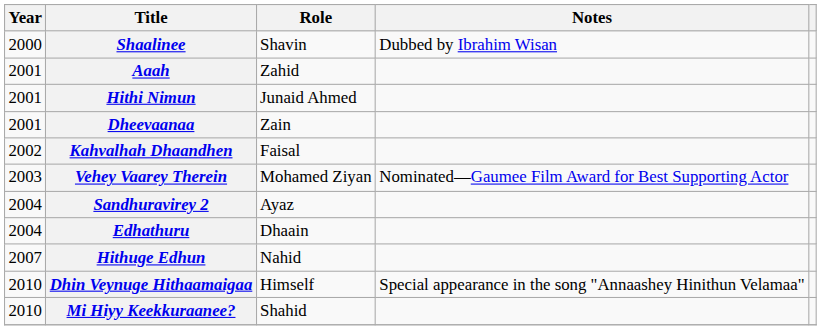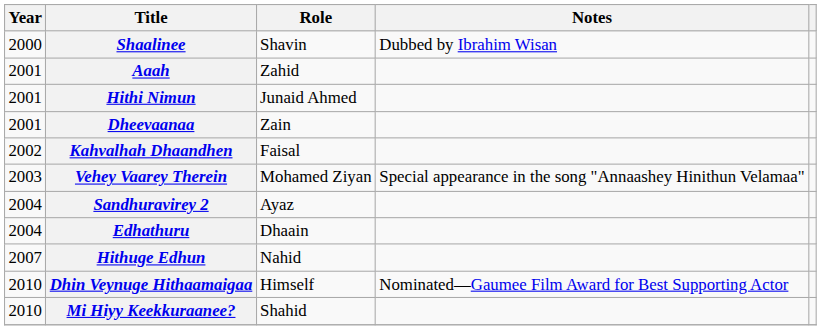(584, 177) Nominated—Gaumee Film Award for Best Supporting Actor -> (592, 177) Special appearance in the song "Annaashey Hinithun Velamaa"
(592, 284) Special appearance in the song "Annaashey Hinithun Velamaa" -> (584, 284) Nominated—Gaumee Film Award for Best Supporting Actor
